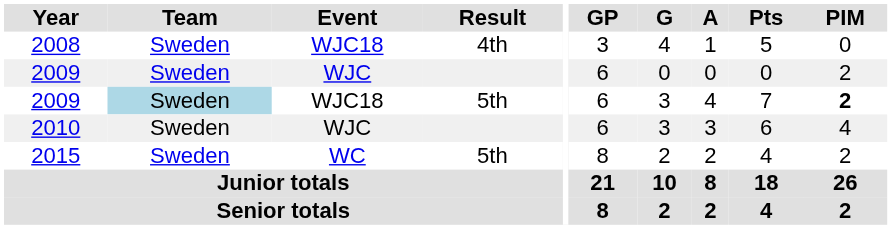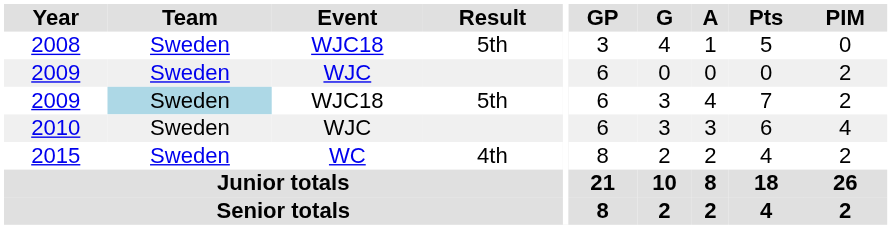(492, 45) 4th -> (492, 45) 5th
(845, 100) bold -> (845, 100) normal
(492, 155) 5th -> (492, 155) 4th
